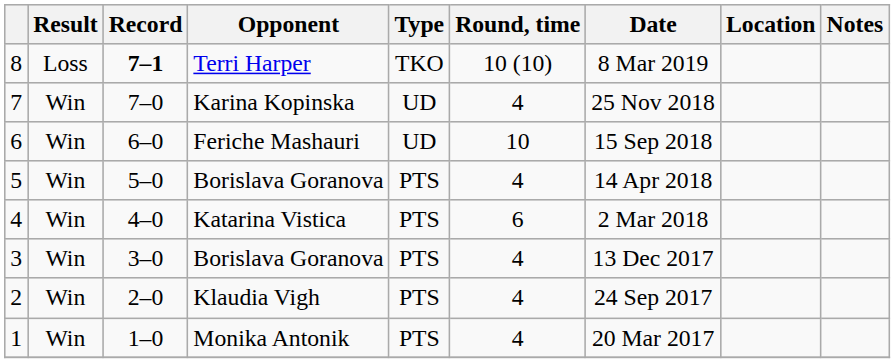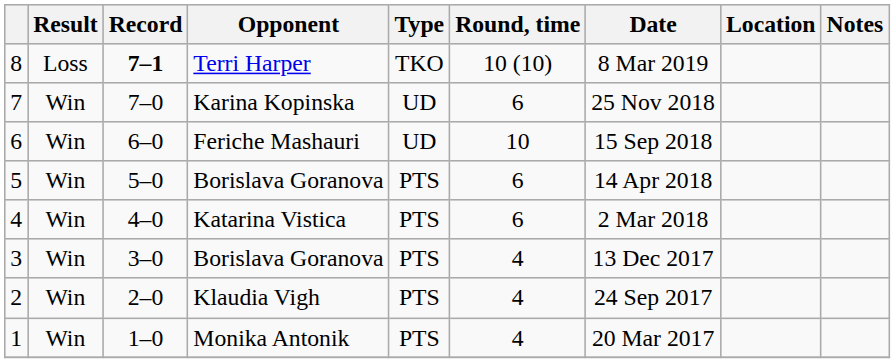(518, 102) 4 -> (518, 102) 6
(518, 180) 4 -> (518, 180) 6
